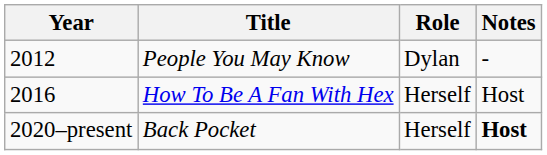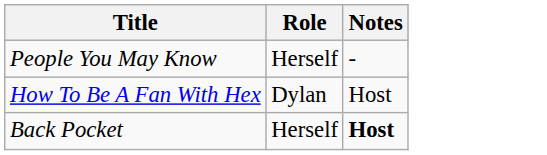- column: (71, 22)
(432, 58) Dylan -> (305, 58) Herself
(437, 94) Herself -> (299, 94) Dylan
